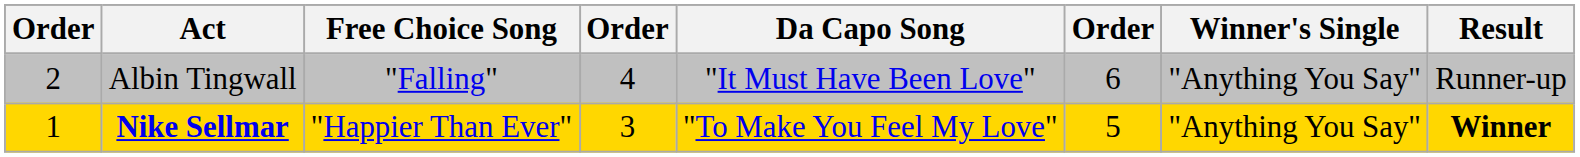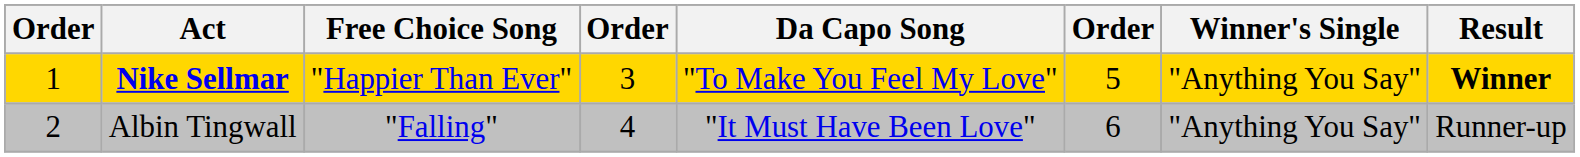rows swapped: (203, 126) <-> (203, 77)
